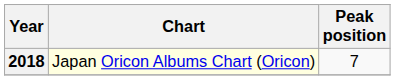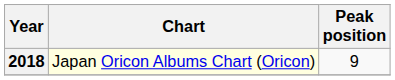(354, 61) 7 -> (354, 61) 9
